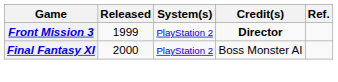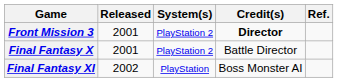(126, 32) 1999 -> (126, 32) 2001
+ row: (51, 50)
(126, 50) 2000 -> (126, 69) 2002
(185, 51) PlayStation 2 -> (185, 70) PlayStation
